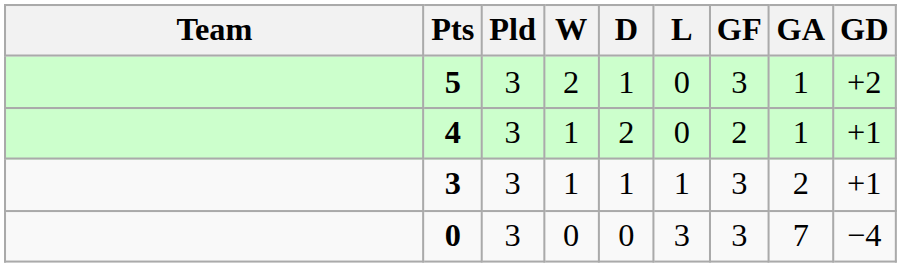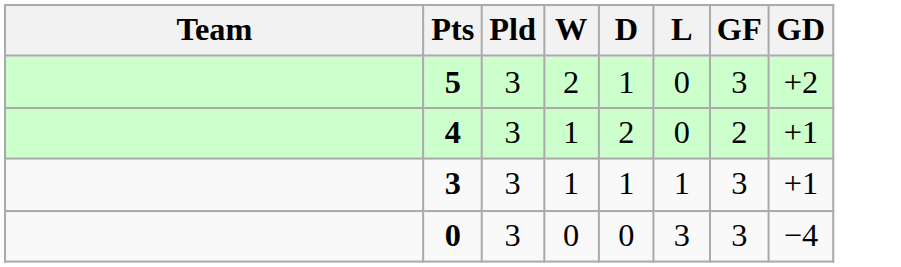- column: (801, 30)
